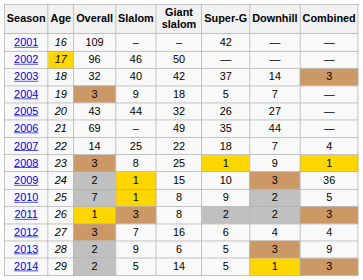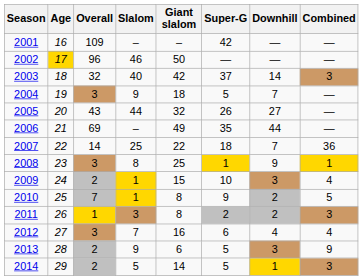(329, 146) 4 -> (329, 146) 36
(329, 180) 36 -> (329, 180) 4
